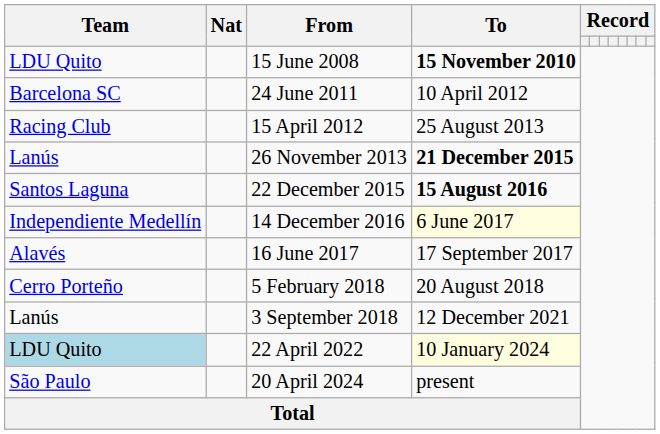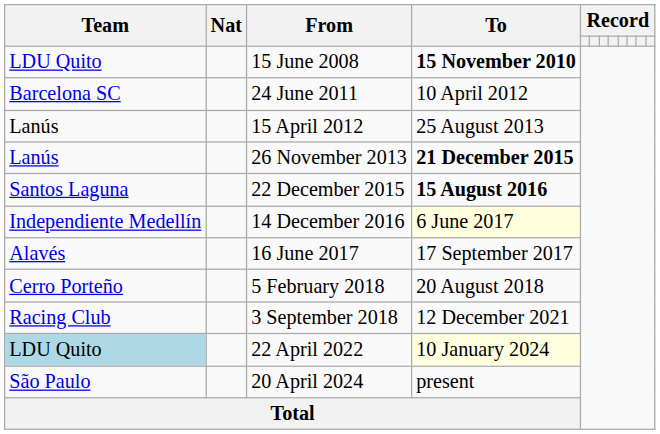(60, 125) Racing Club -> (34, 125) Lanús
(34, 317) Lanús -> (60, 317) Racing Club
